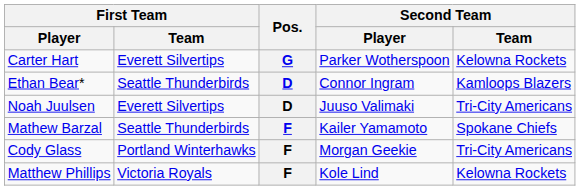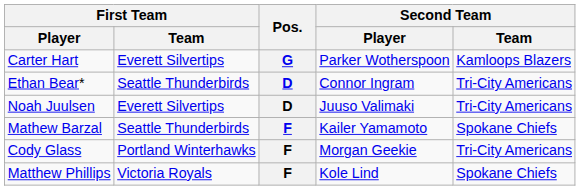(511, 60) Kelowna Rockets -> (514, 60) Kamloops Blazers
(514, 83) Kamloops Blazers -> (514, 83) Tri-City Americans
(511, 173) Kelowna Rockets -> (507, 173) Spokane Chiefs
